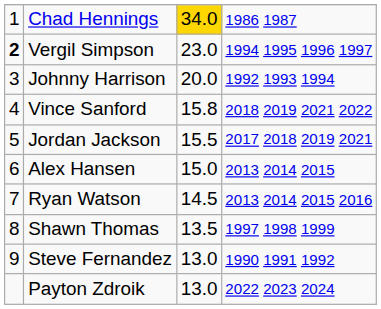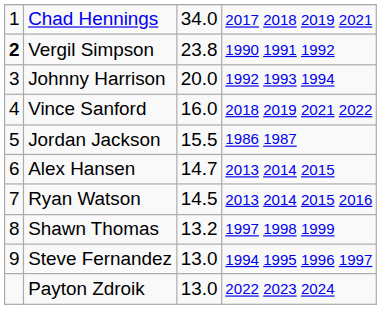(199, 19) gold background -> (199, 19) no background
(261, 20) 1986 1987 -> (299, 20) 2017 2018 2019 2021
(199, 49) 23.0 -> (199, 49) 23.8
(299, 50) 1994 1995 1996 1997 -> (280, 50) 1990 1991 1992
(199, 109) 15.8 -> (199, 109) 16.0
(299, 139) 2017 2018 2019 2021 -> (261, 139) 1986 1987
(199, 169) 15.0 -> (199, 169) 14.7
(199, 229) 13.5 -> (199, 229) 13.2
(280, 259) 1990 1991 1992 -> (299, 259) 1994 1995 1996 1997
